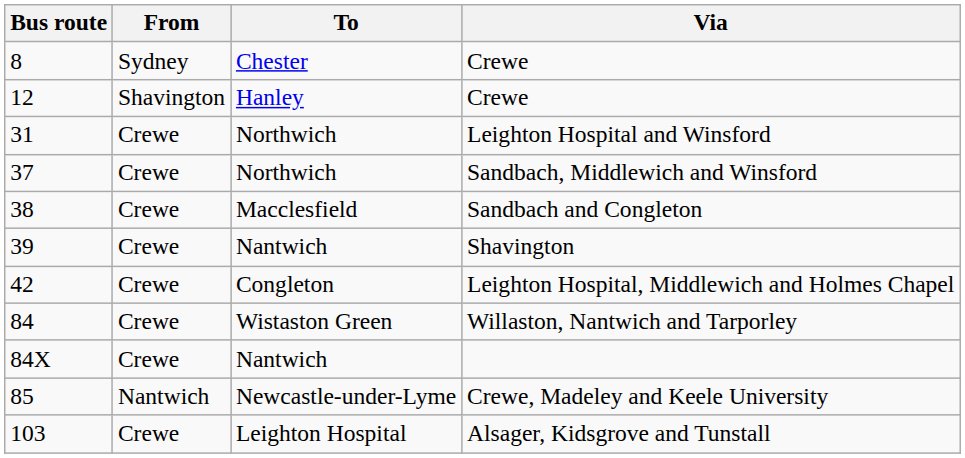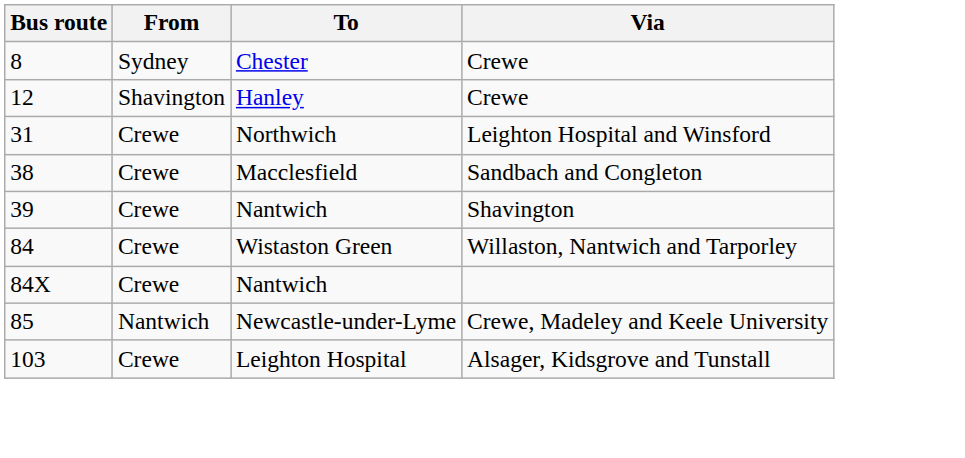- row: (22, 172)
- row: (22, 284)
